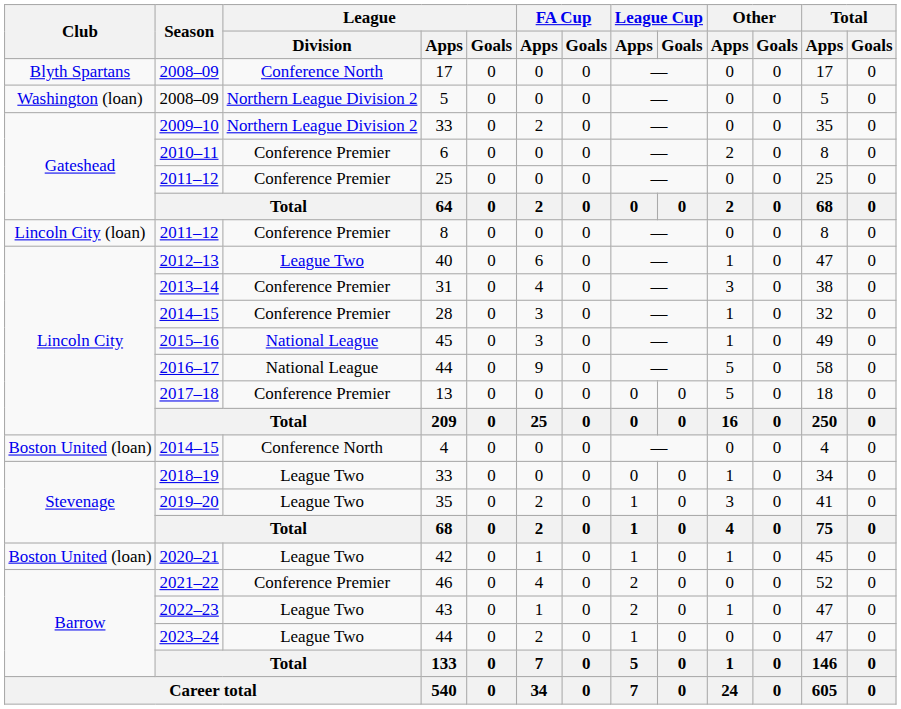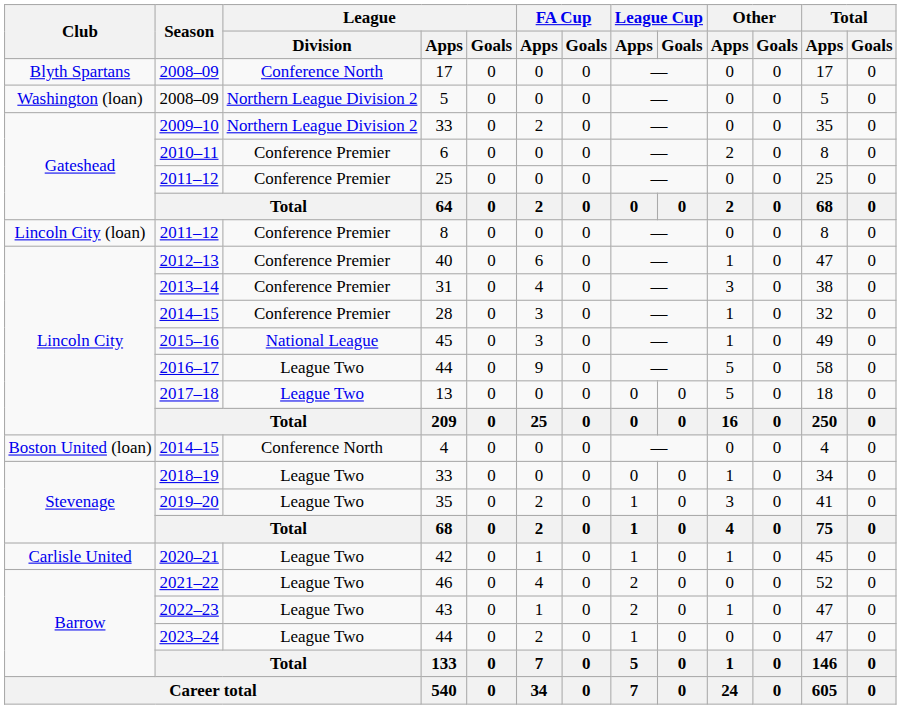(322, 260) League Two -> (322, 260) Conference Premier
(322, 367) National League -> (322, 367) League Two
(322, 394) Conference Premier -> (322, 394) League Two
(80, 555) Boston United (loan) -> (80, 555) Carlisle United
(322, 582) Conference Premier -> (322, 582) League Two
